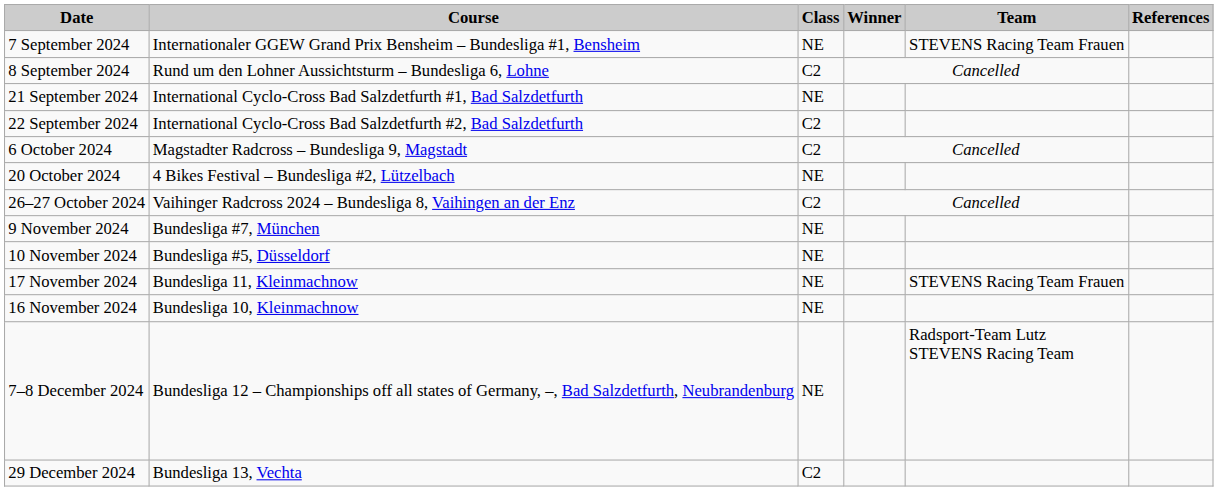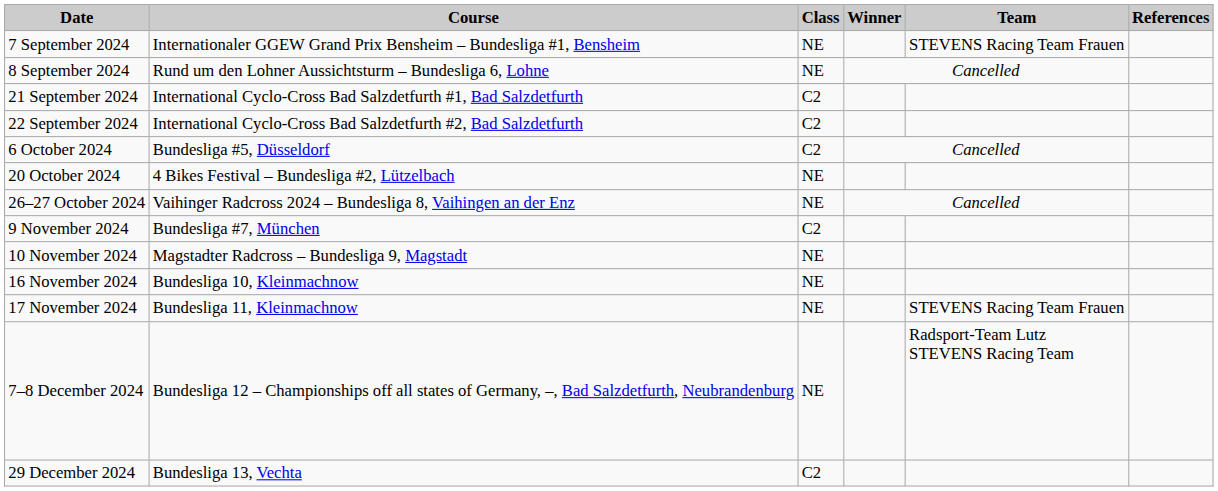(811, 70) C2 -> (813, 70) NE
(813, 96) NE -> (811, 96) C2
(310, 149) Magstadter Radcross – Bundesliga 9, Magstadt -> (241, 149) Bundesliga #5, Düsseldorf
(811, 202) C2 -> (813, 202) NE
(813, 228) NE -> (811, 228) C2
(241, 255) Bundesliga #5, Düsseldorf -> (310, 255) Magstadter Radcross – Bundesliga 9, Magstadt
rows swapped: (73, 307) <-> (73, 281)
